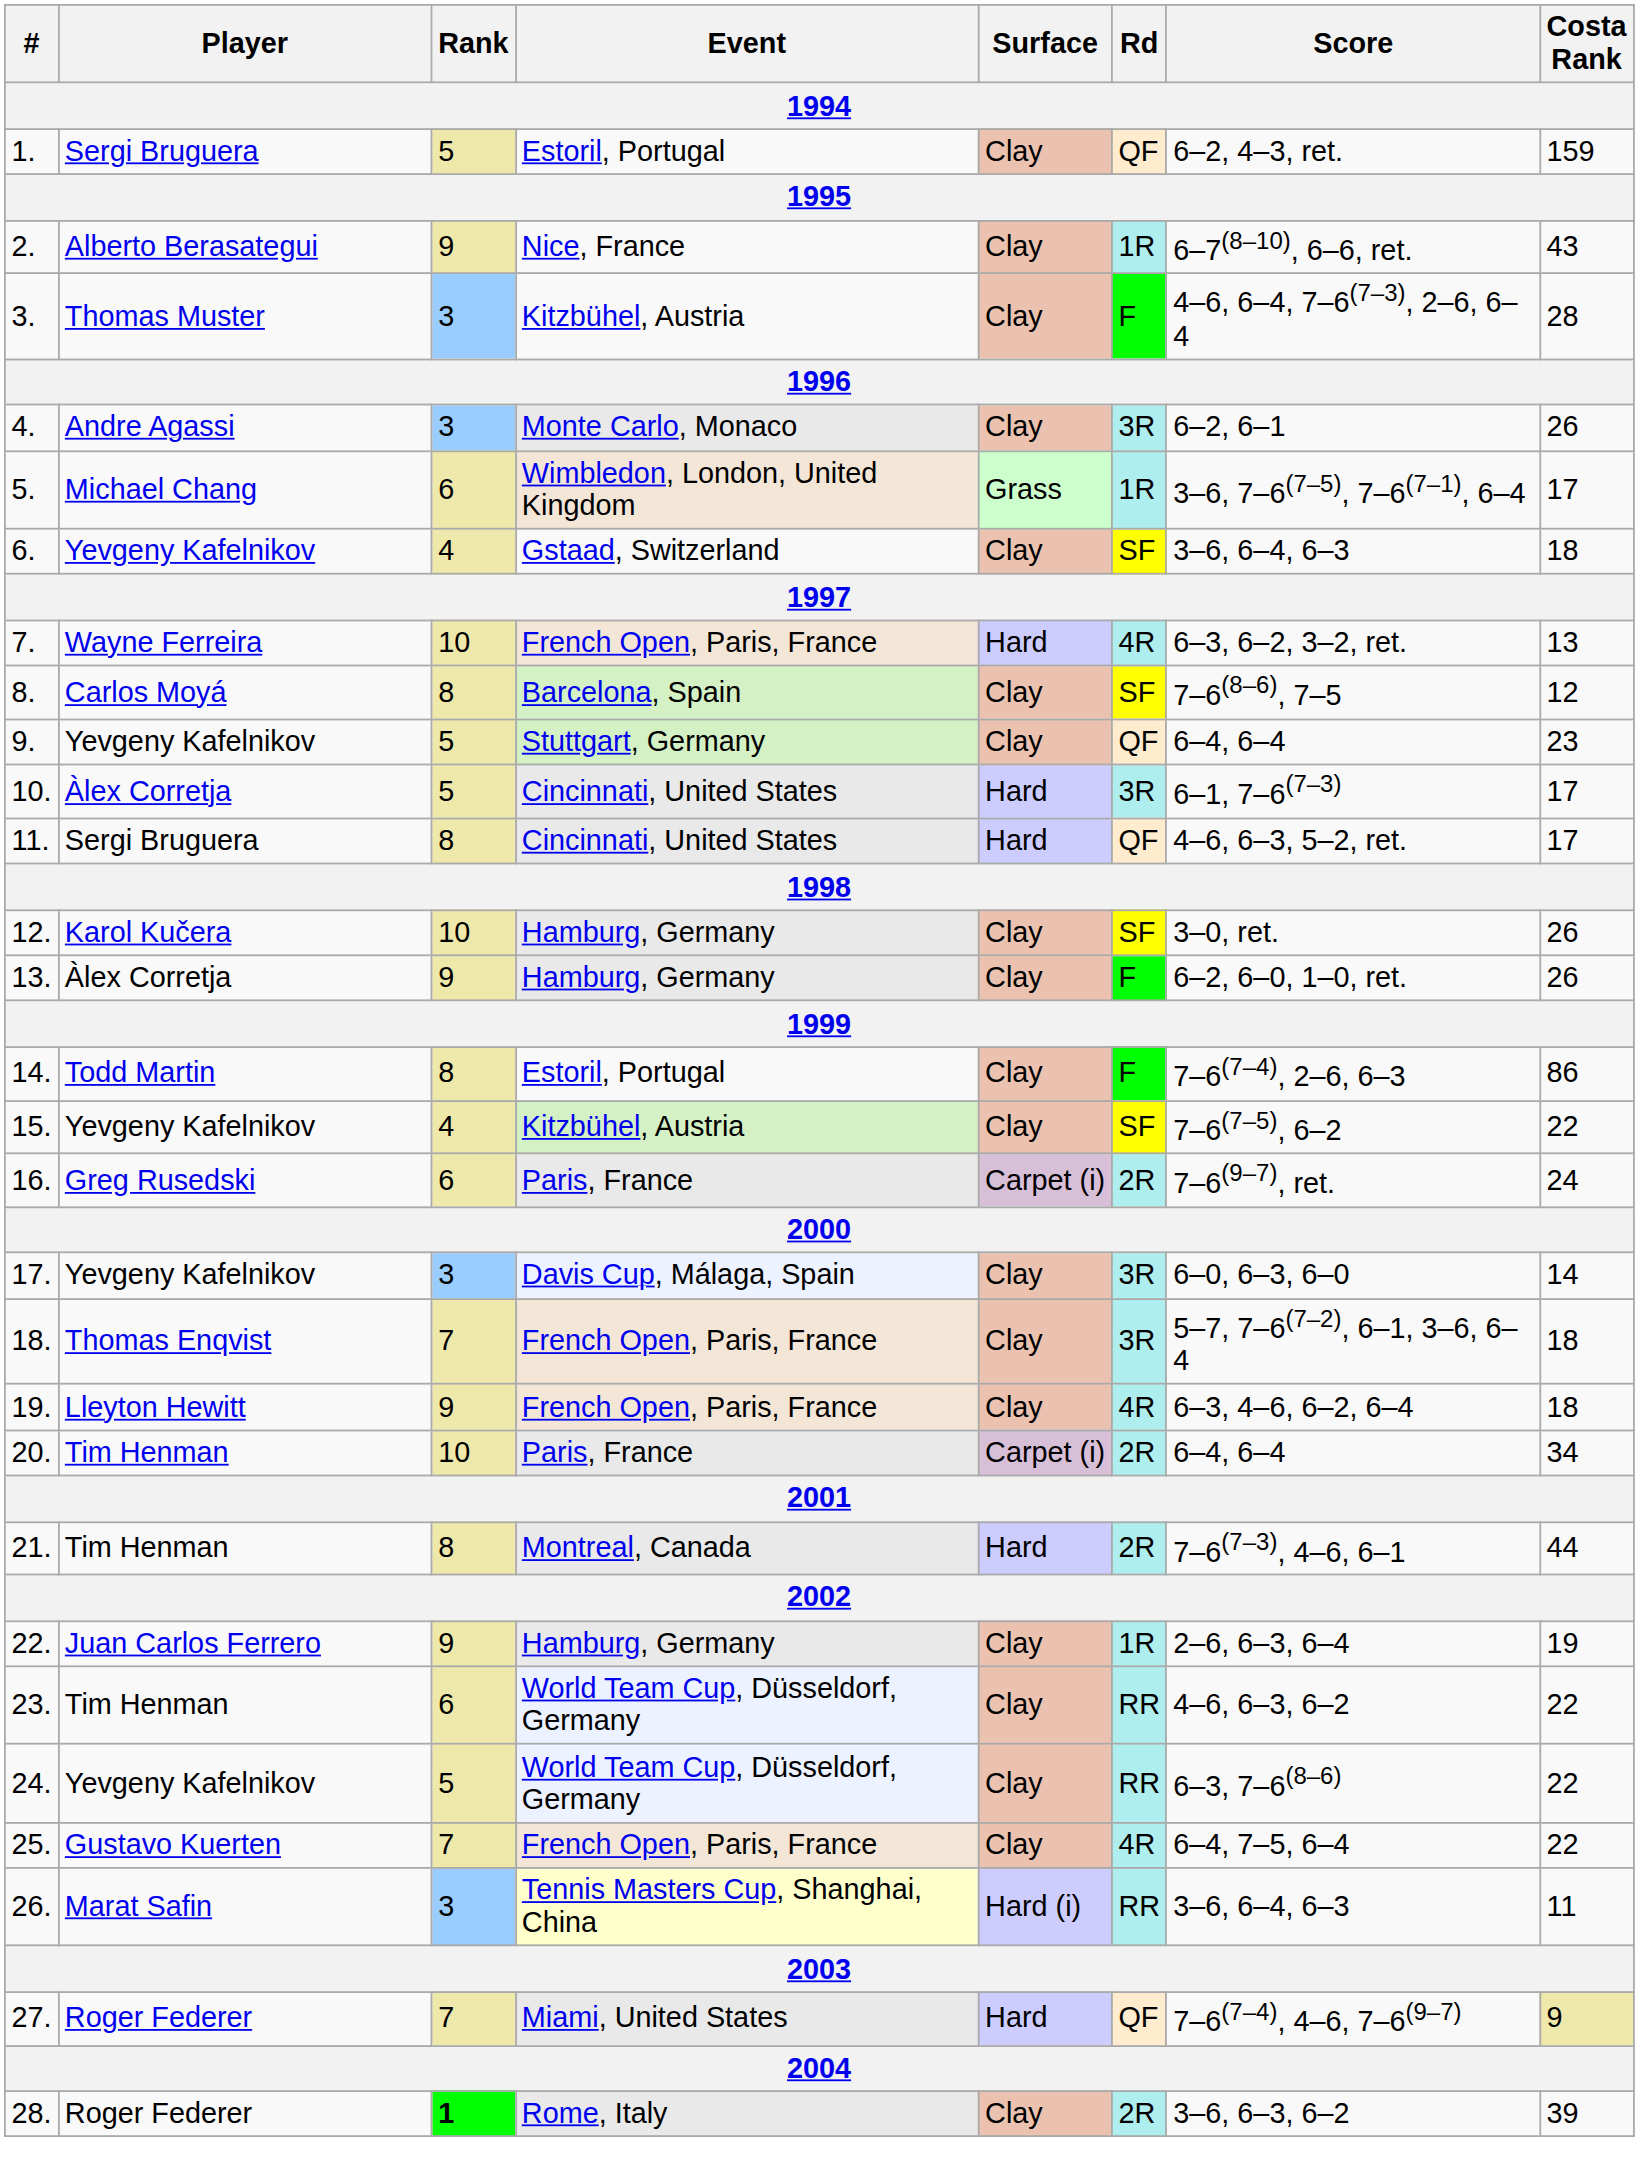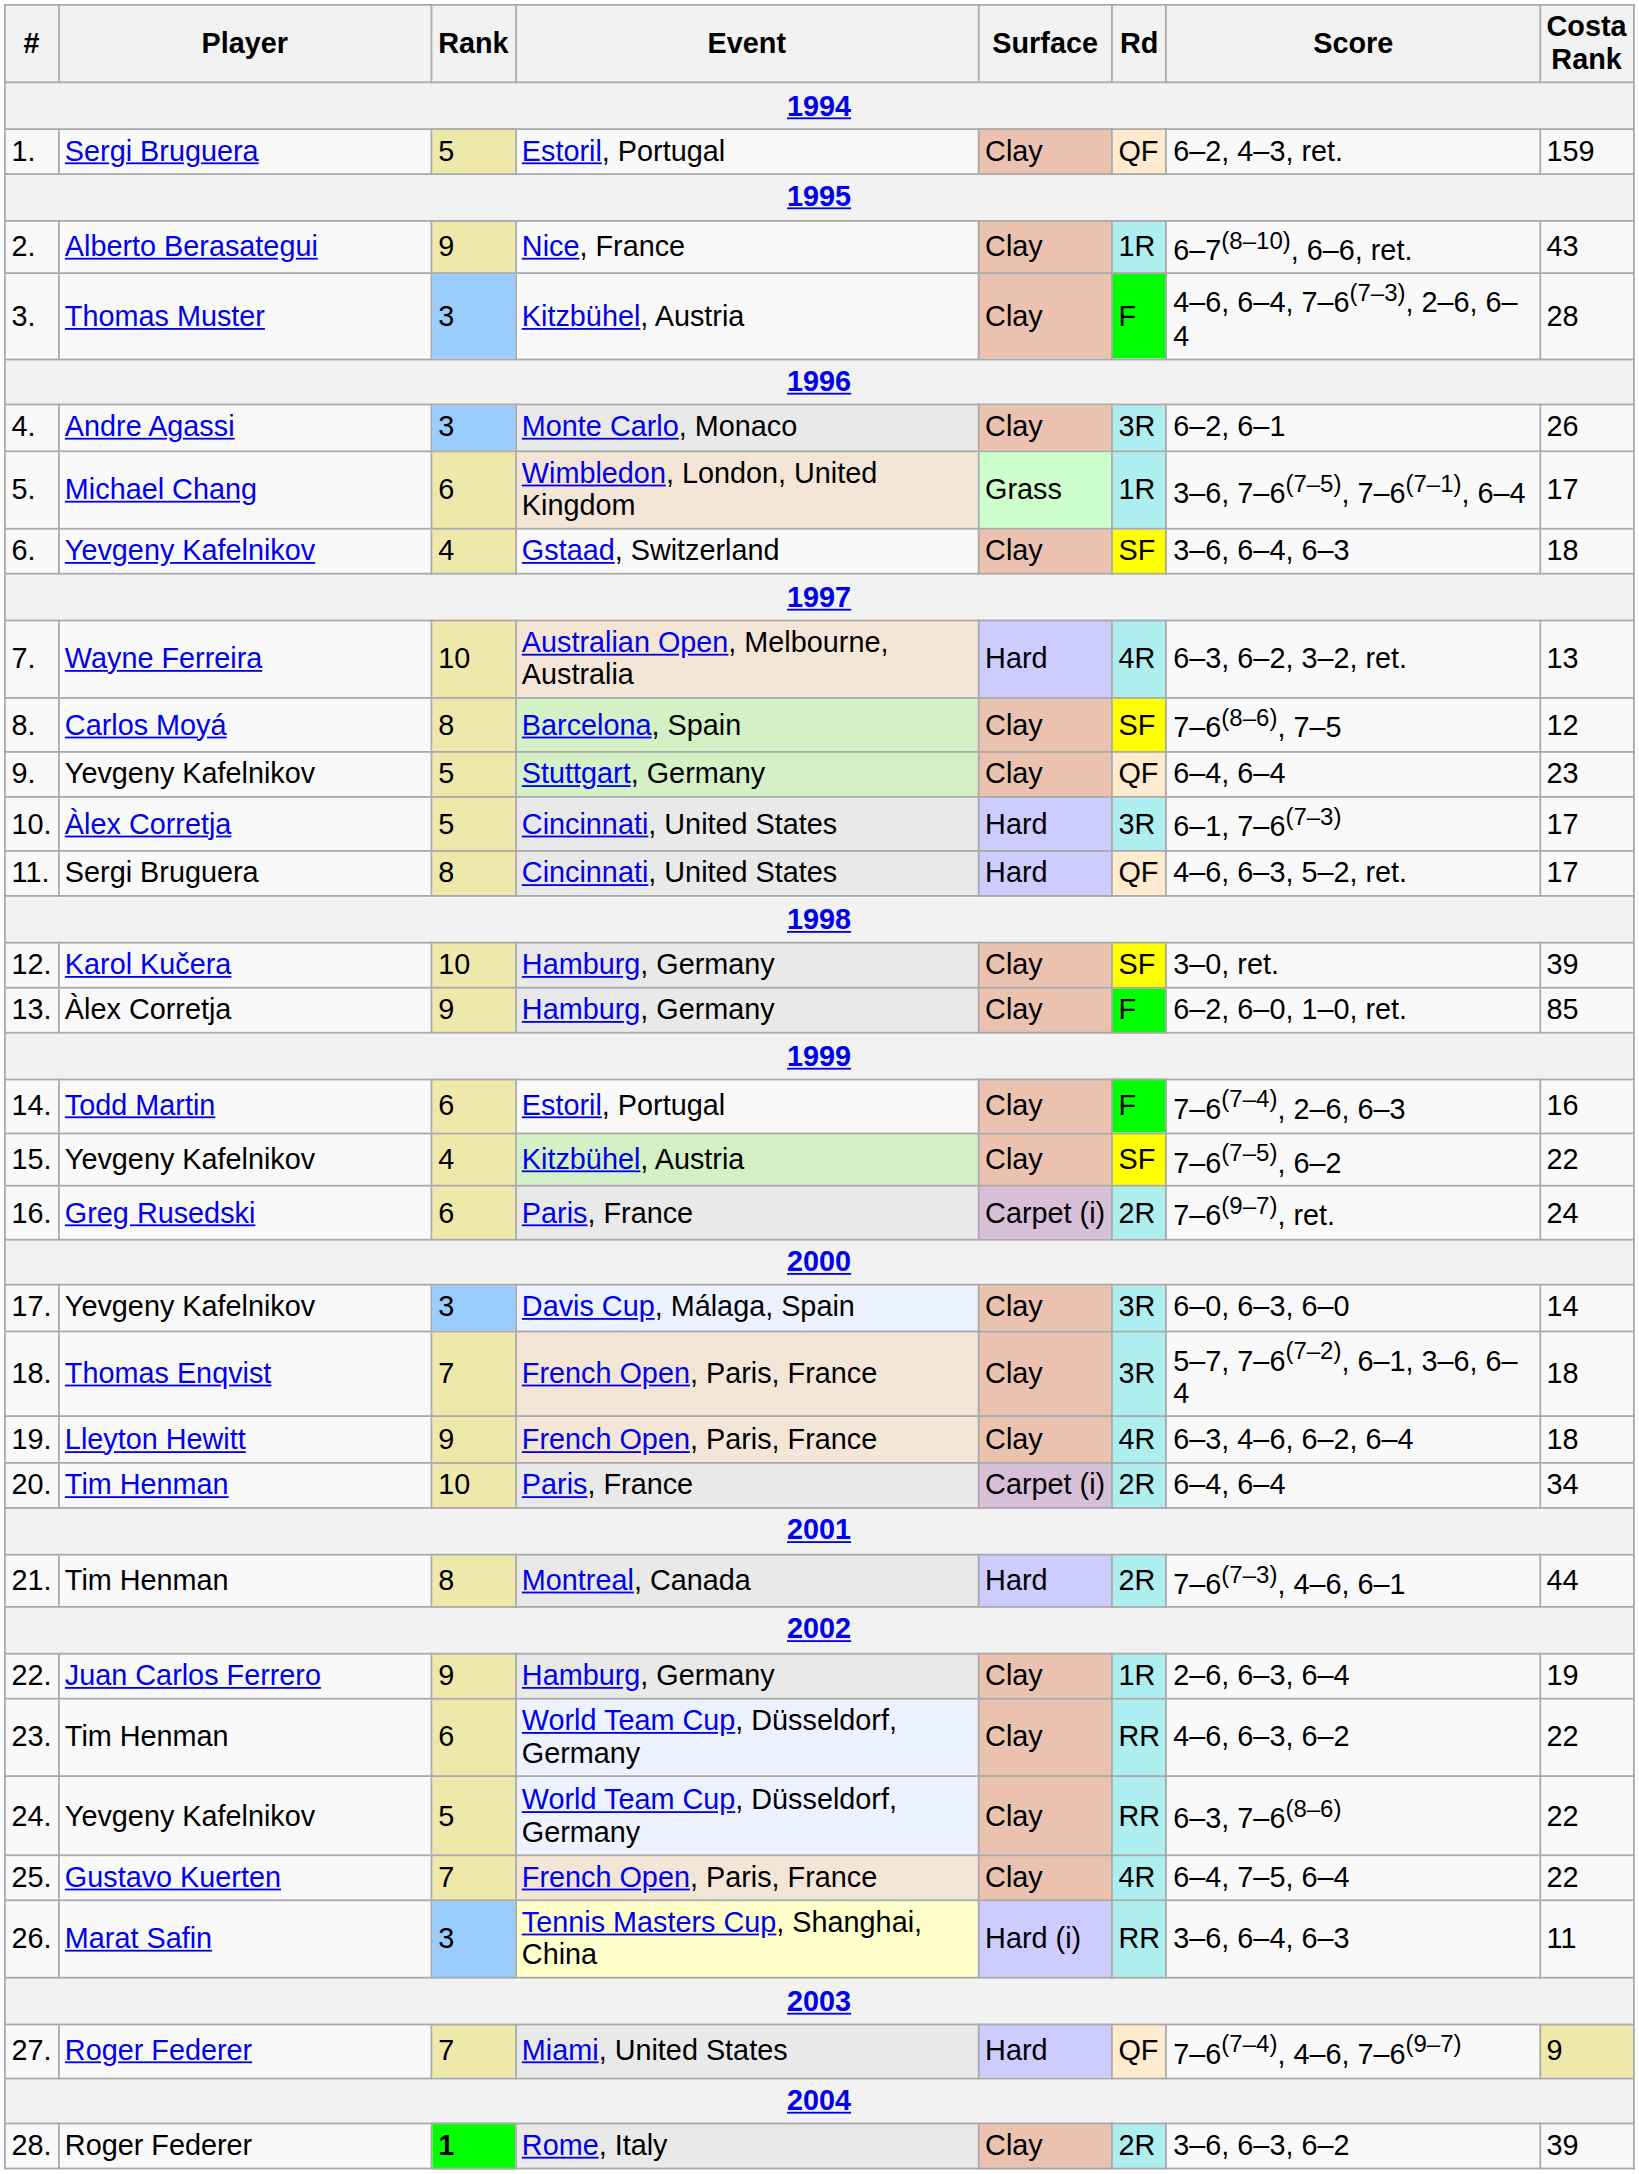(700, 642) French Open, Paris, France -> (705, 658) Australian Open, Melbourne, Australia
(1563, 932) 26 -> (1563, 964) 39
(1563, 977) 26 -> (1563, 1010) 85
(446, 1073) 8 -> (446, 1105) 6
(1563, 1073) 86 -> (1563, 1105) 16
